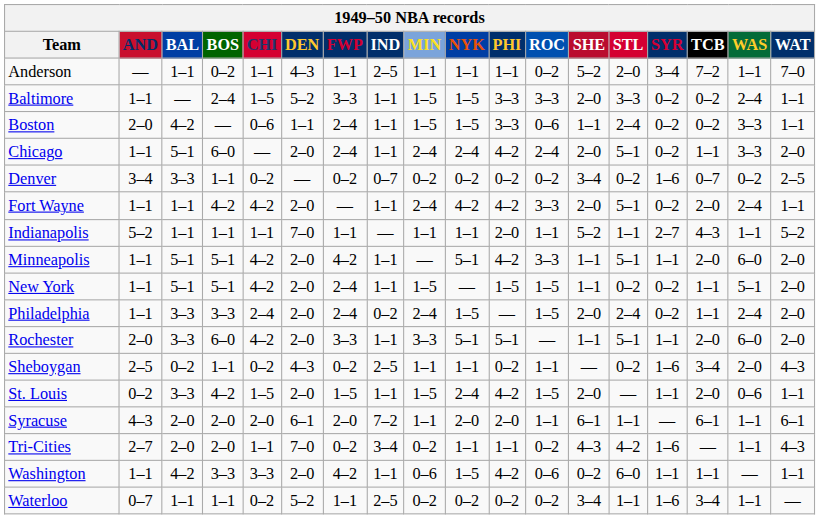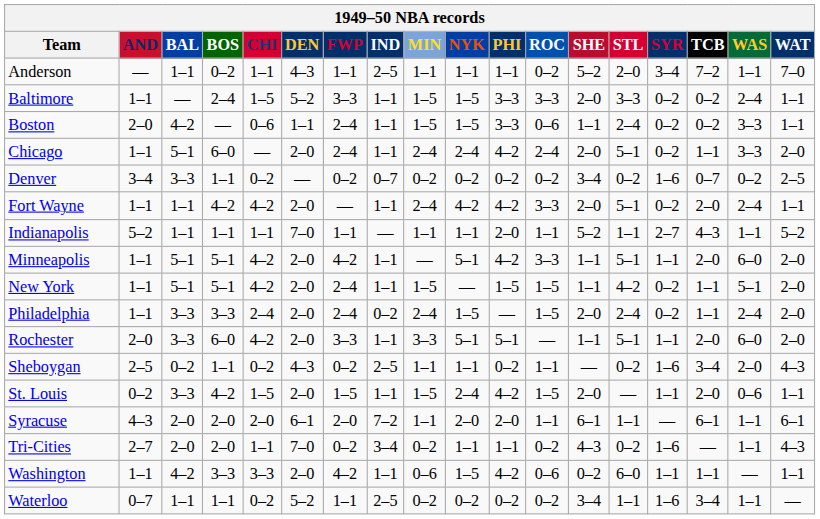(628, 286) 0–2 -> (628, 286) 4–2
(628, 447) 4–2 -> (628, 447) 0–2
